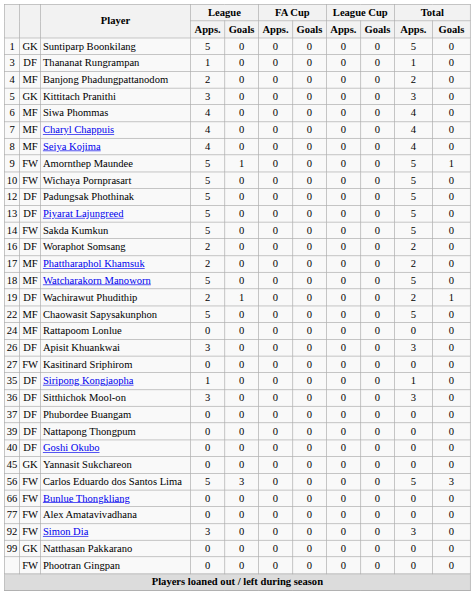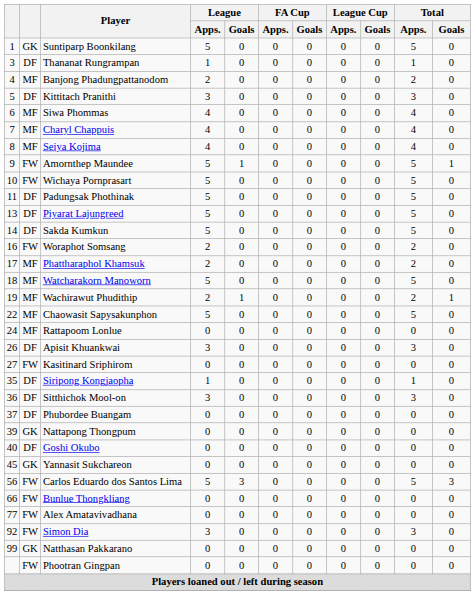(30, 96) GK -> (30, 96) DF
(12, 197) 12 -> (12, 197) 11
(30, 230) FW -> (30, 230) DF
(30, 247) DF -> (30, 247) FW
(30, 297) DF -> (30, 297) MF
(30, 431) DF -> (30, 431) GK
